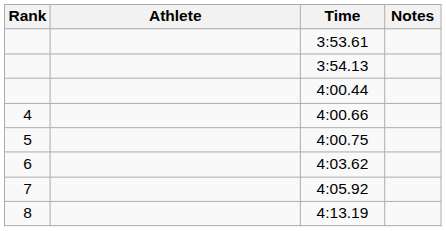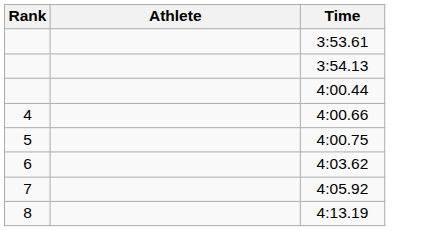- column: (413, 16)
